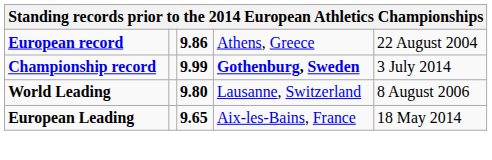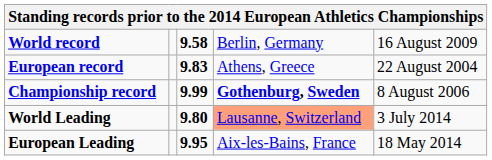+ row: (54, 42)
(194, 42) 9.86 -> (194, 67) 9.83
(414, 67) 3 July 2014 -> (423, 92) 8 August 2006
(289, 92) no background -> (289, 117) lightsalmon background
(423, 92) 8 August 2006 -> (414, 117) 3 July 2014
(194, 117) 9.65 -> (194, 142) 9.95
